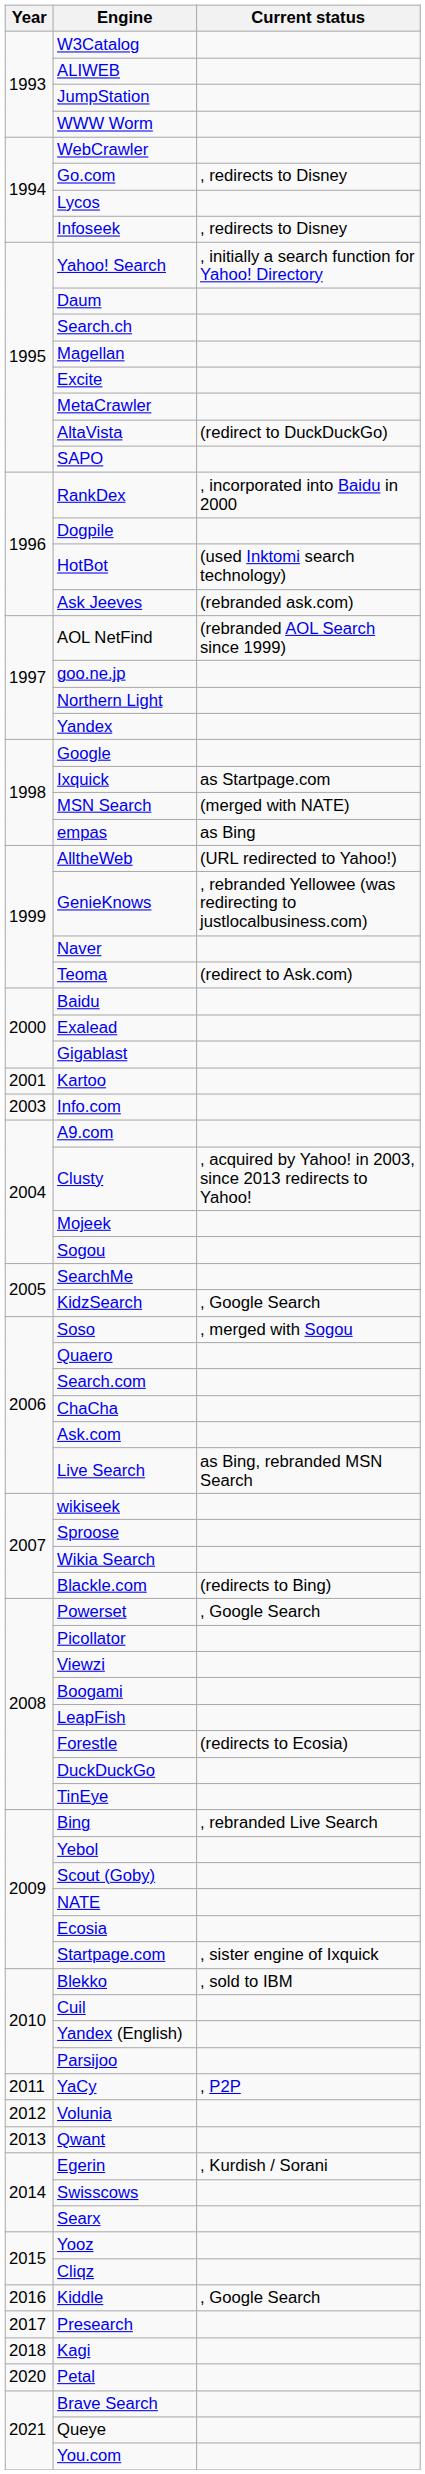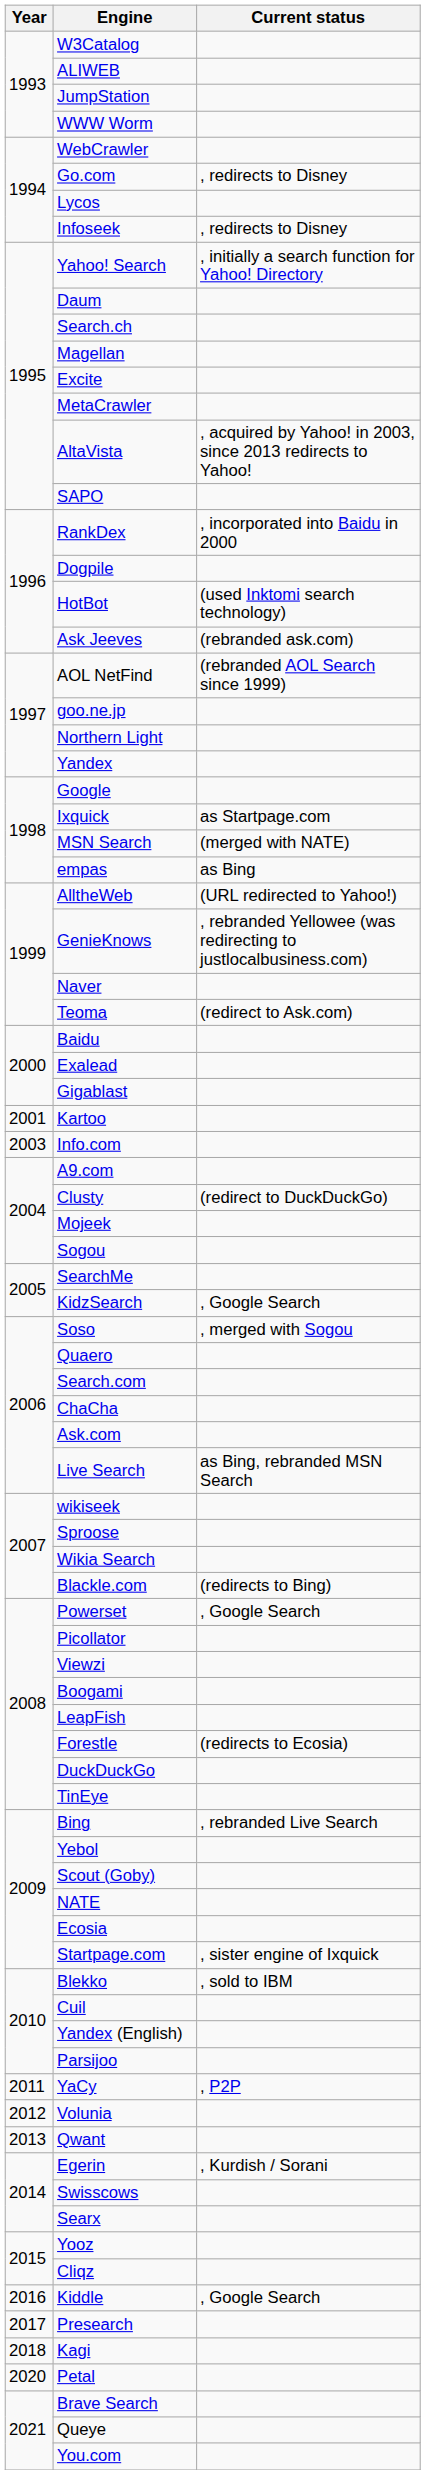(294, 432) (redirect to DuckDuckGo) -> (308, 451) , acquired by Yahoo! in 2003, since 2013 redirects to Yahoo!
(308, 1178) , acquired by Yahoo! in 2003, since 2013 redirects to Yahoo! -> (294, 1197) (redirect to DuckDuckGo)
